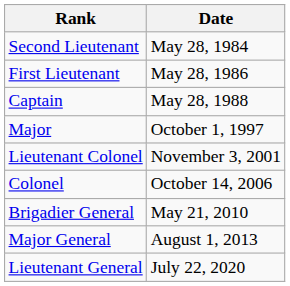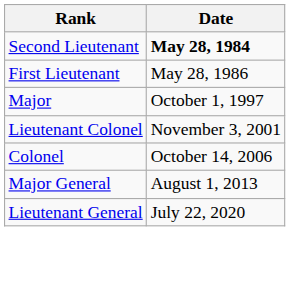(199, 45) normal -> (200, 45) bold
- row: (36, 101)
- row: (71, 211)
